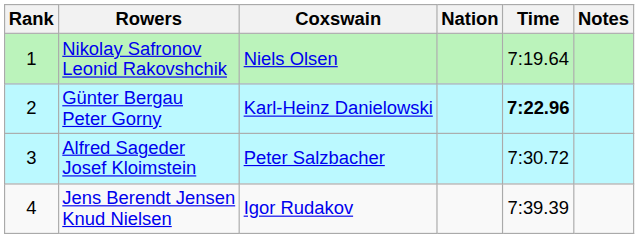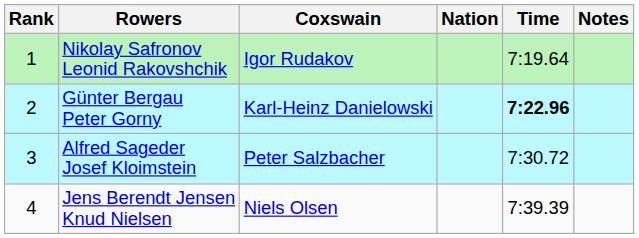(291, 58) Niels Olsen -> (298, 58) Igor Rudakov
(298, 208) Igor Rudakov -> (291, 208) Niels Olsen
